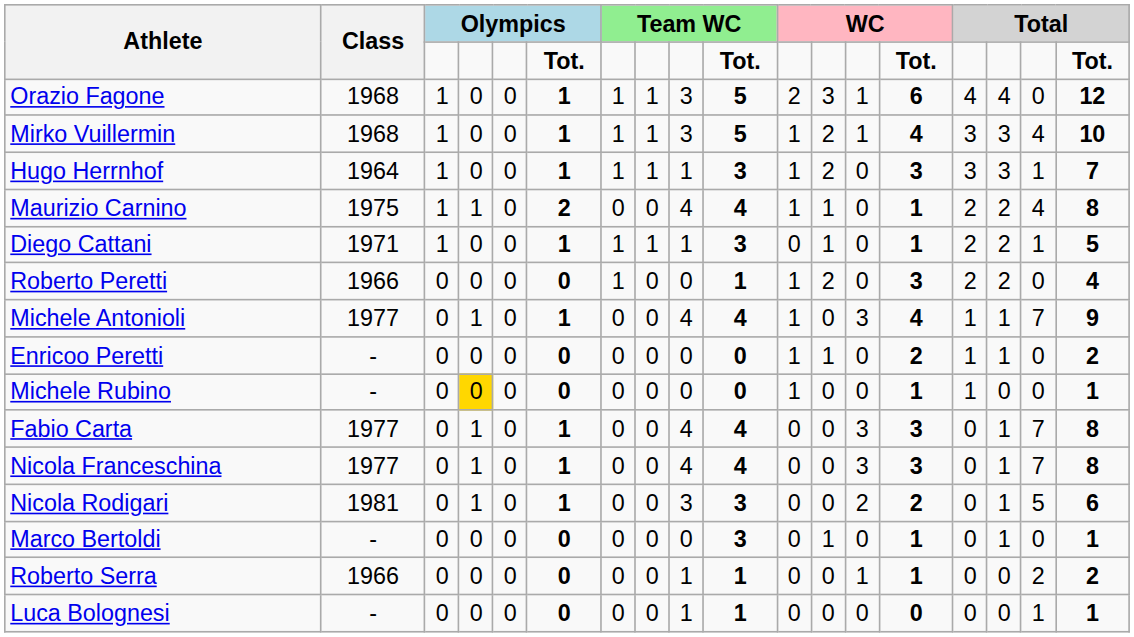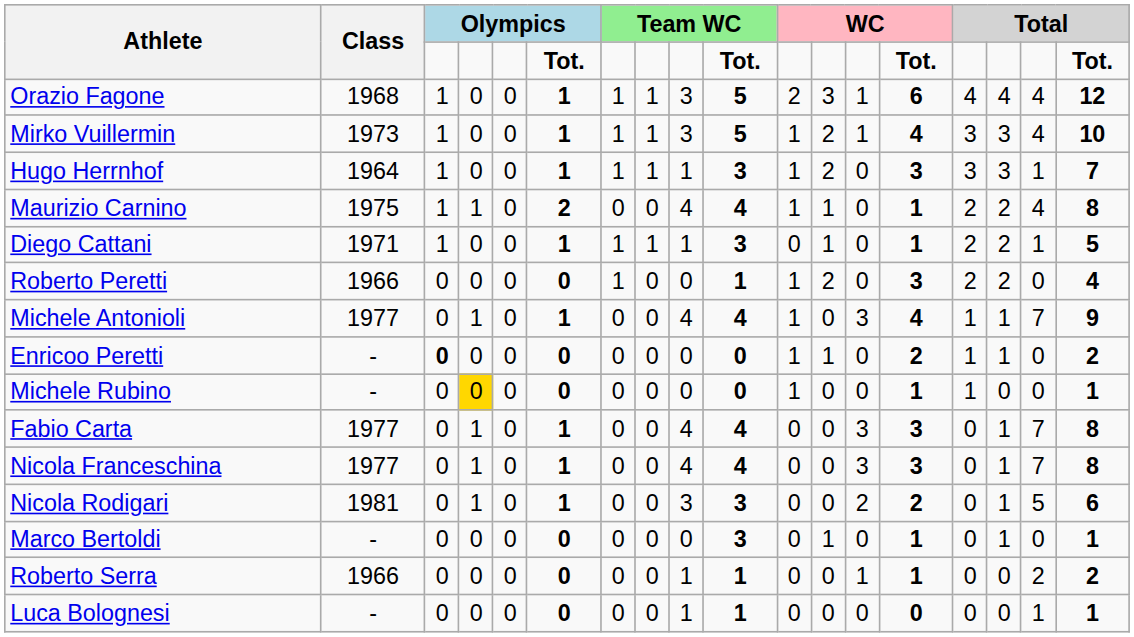(1038, 97) 0 -> (1038, 97) 4
(373, 134) 1968 -> (373, 134) 1973
(442, 355) normal -> (442, 355) bold
